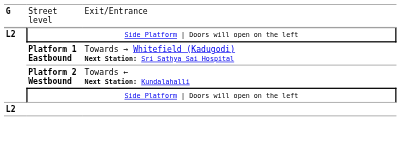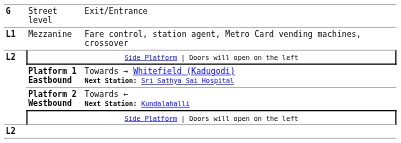+ row: (50, 34)
